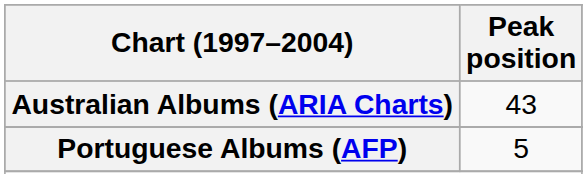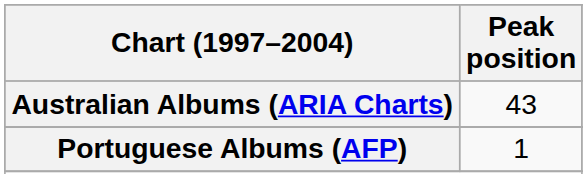(521, 148) 5 -> (521, 148) 1
